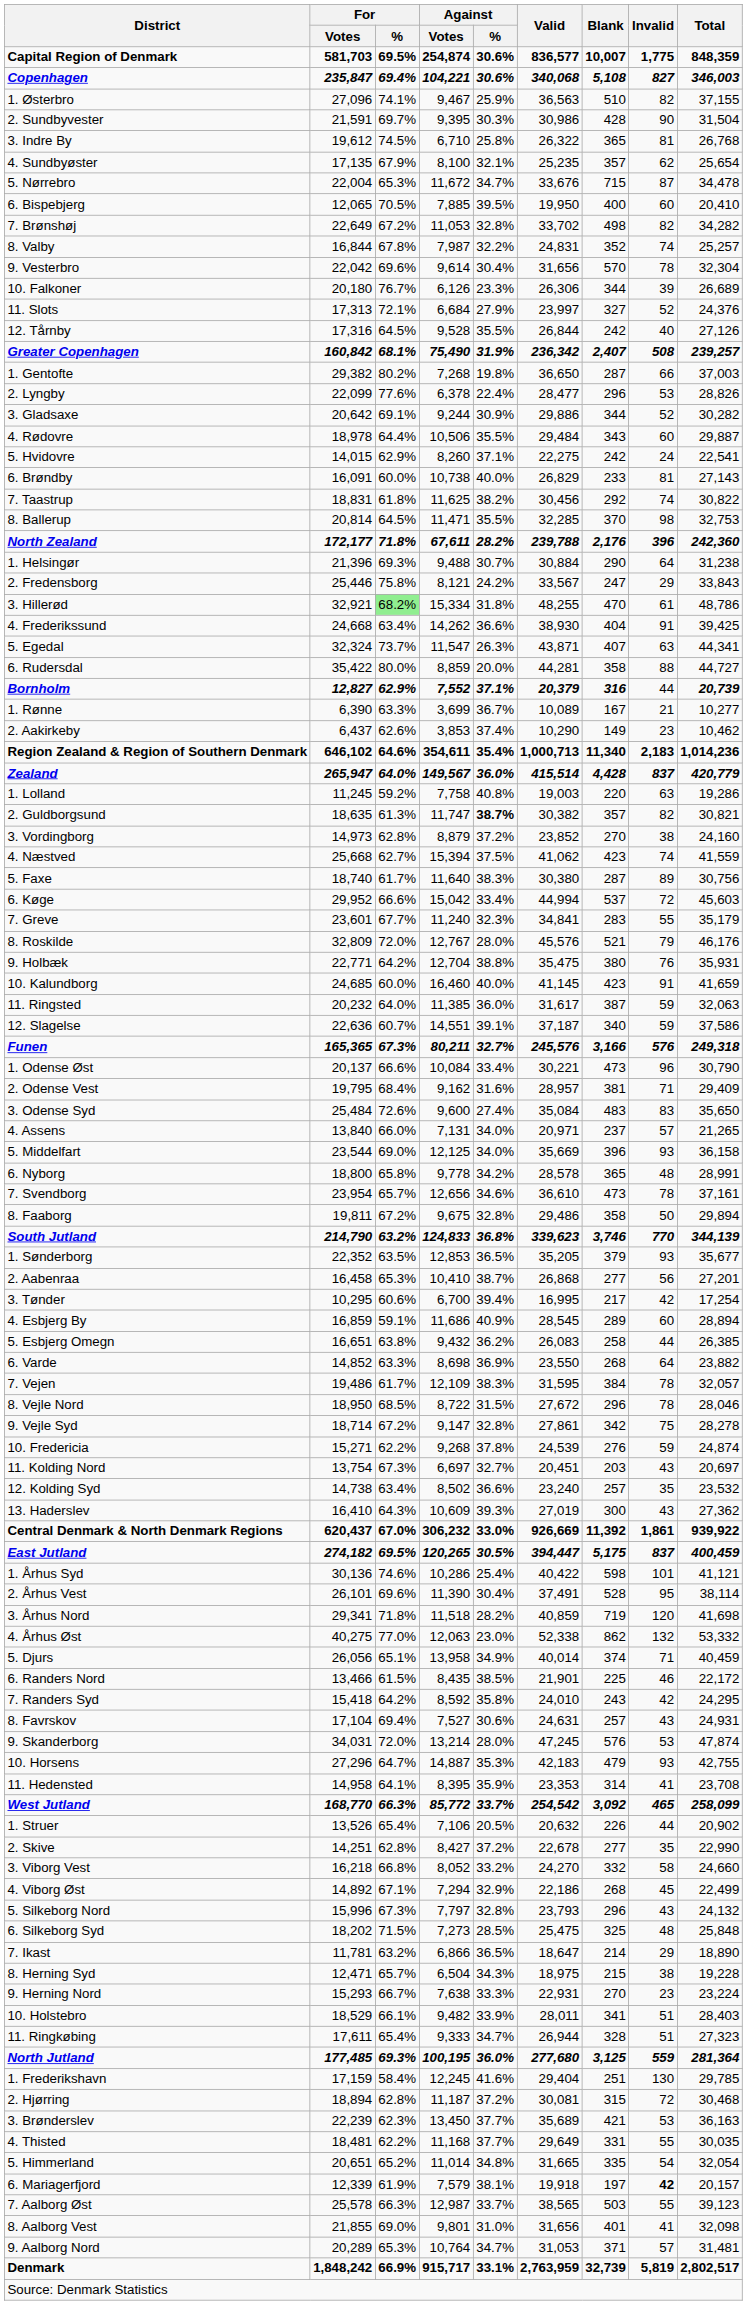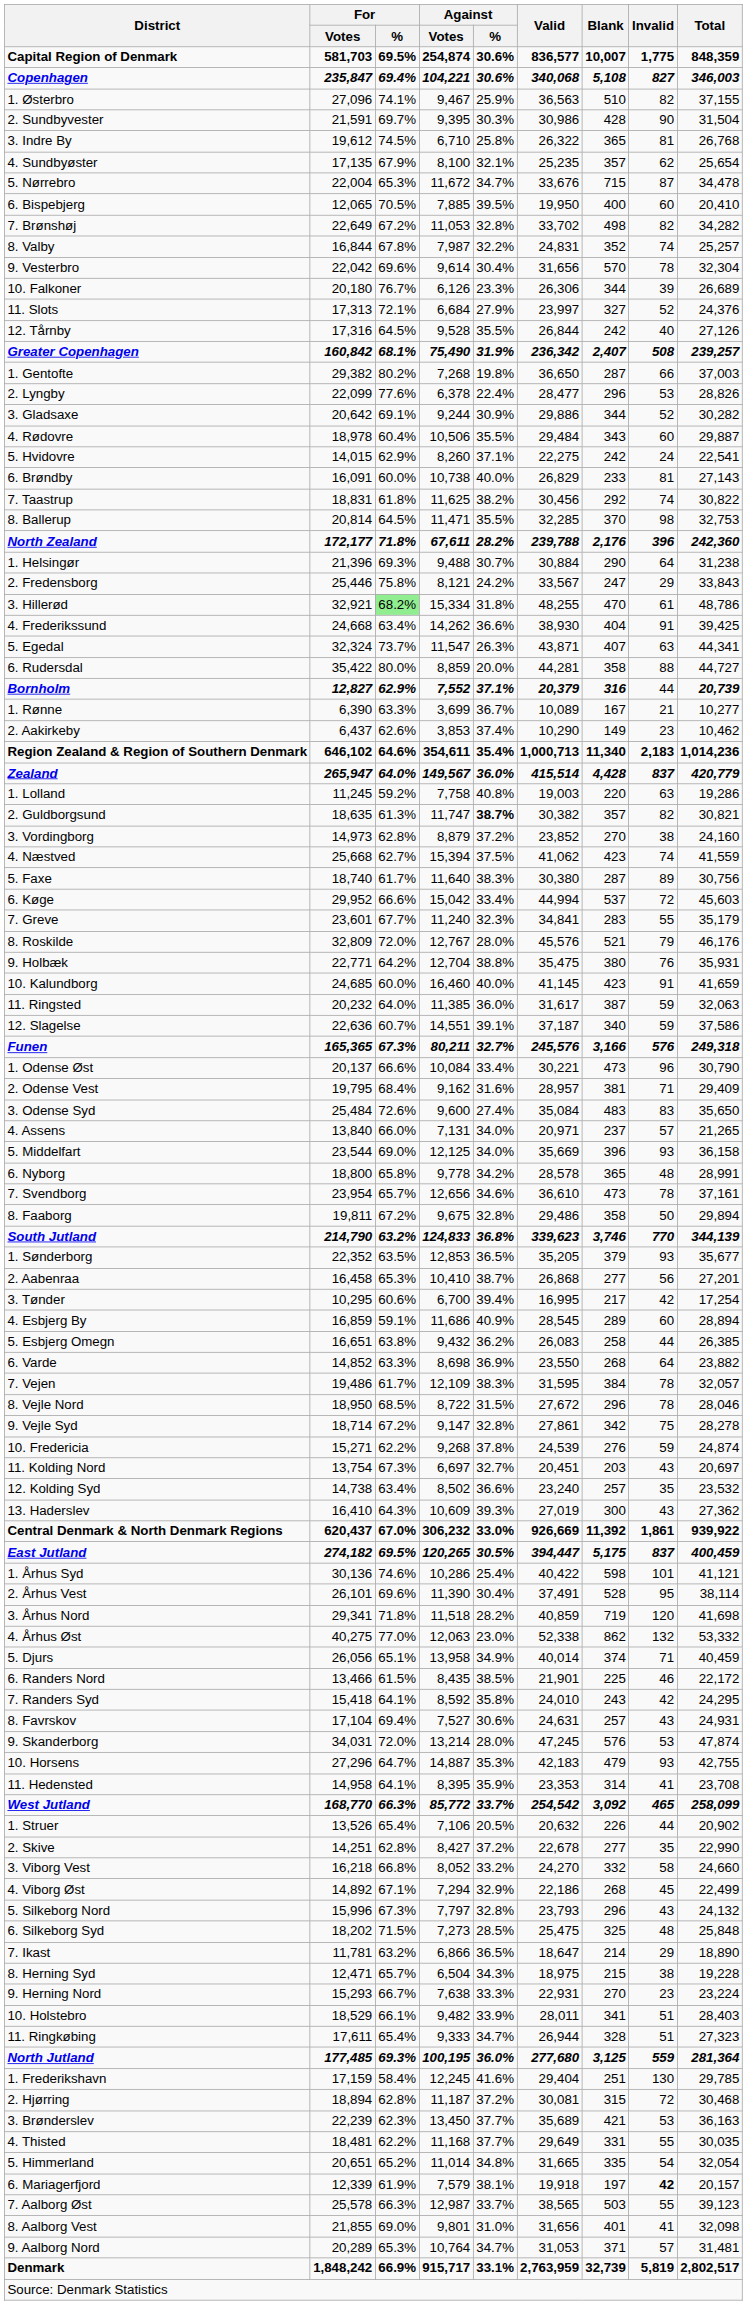(397, 436) 64.4% -> (397, 436) 60.4%
(397, 1699) 64.2% -> (397, 1699) 64.1%
